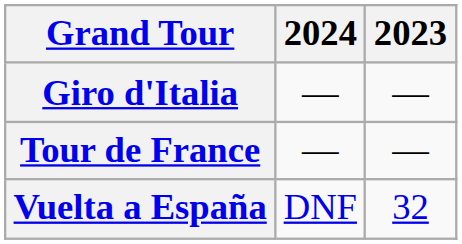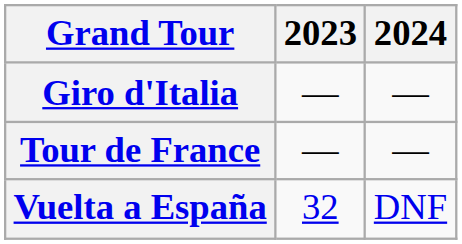columns swapped: (411, 33) <-> (320, 33)
